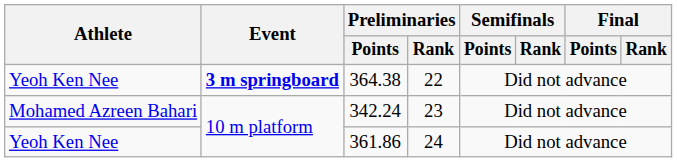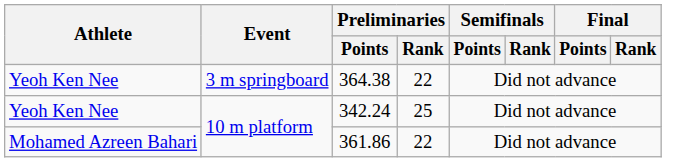(272, 80) bold -> (267, 80) normal
(103, 111) Mohamed Azreen Bahari -> (64, 111) Yeoh Ken Nee
(433, 111) 23 -> (423, 111) 25
(64, 142) Yeoh Ken Nee -> (103, 142) Mohamed Azreen Bahari
(433, 142) 24 -> (423, 142) 22
